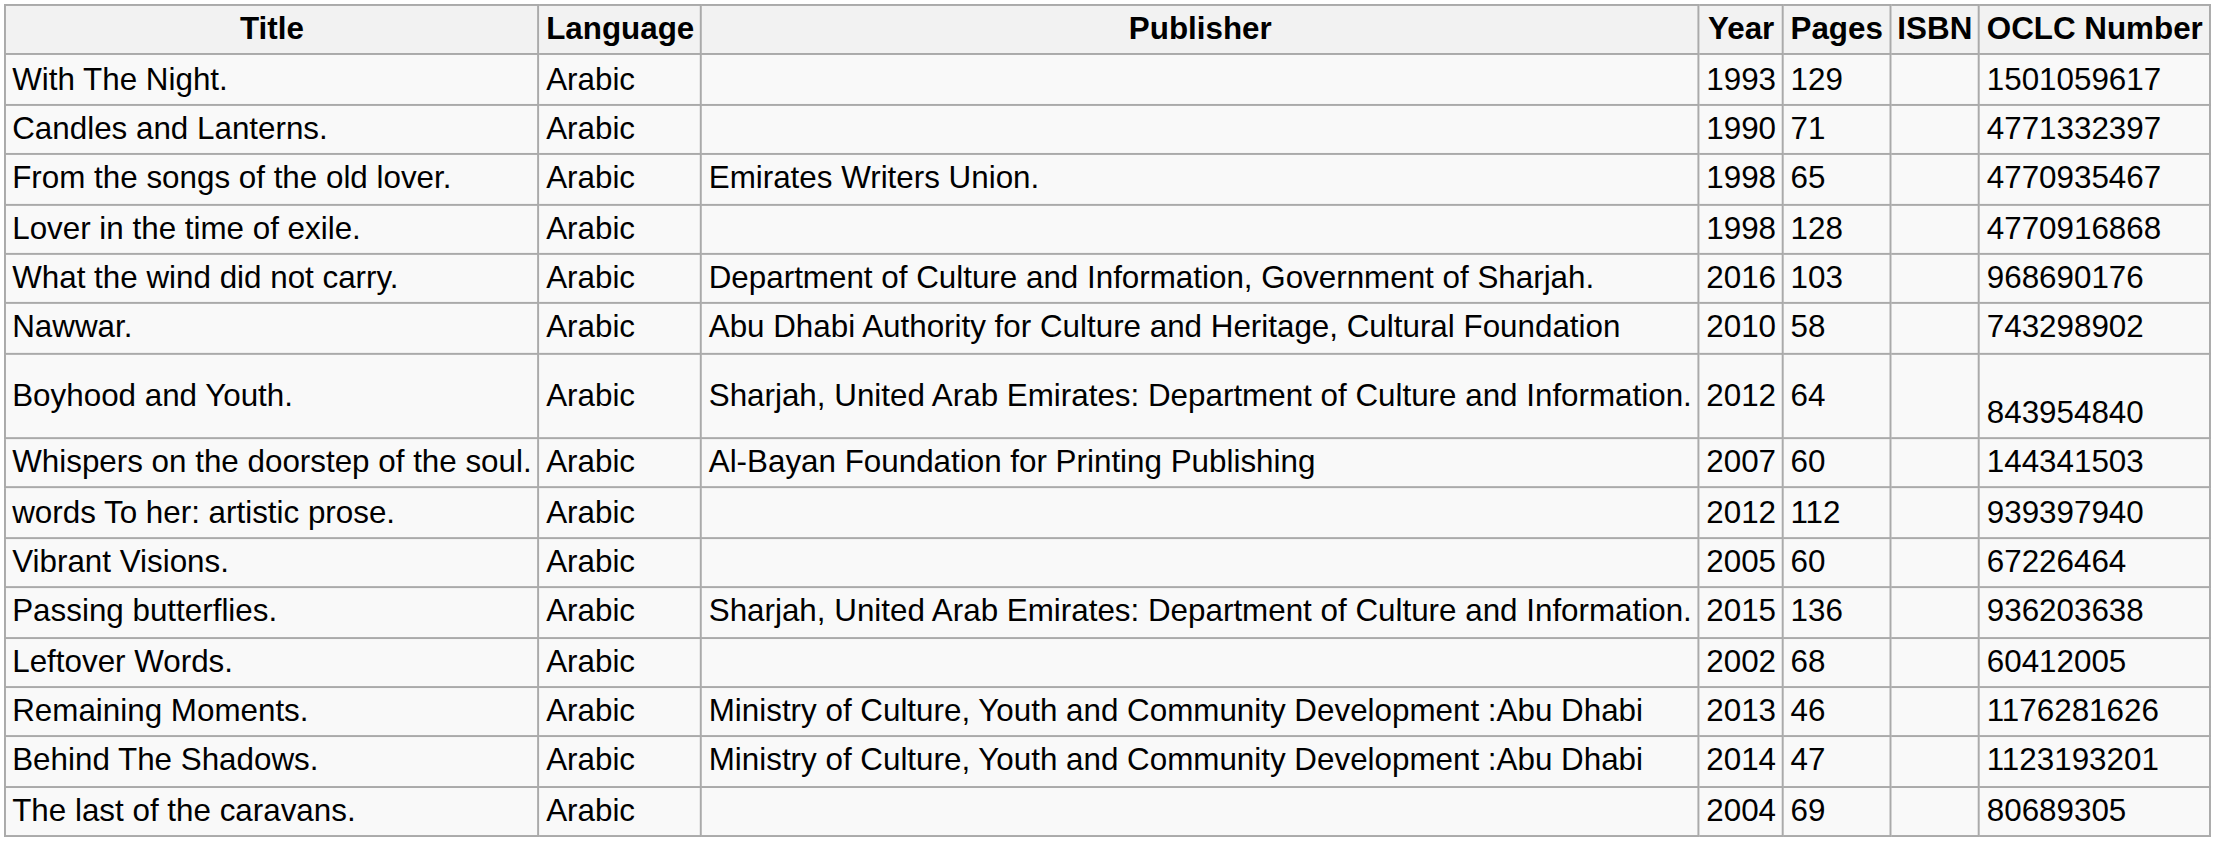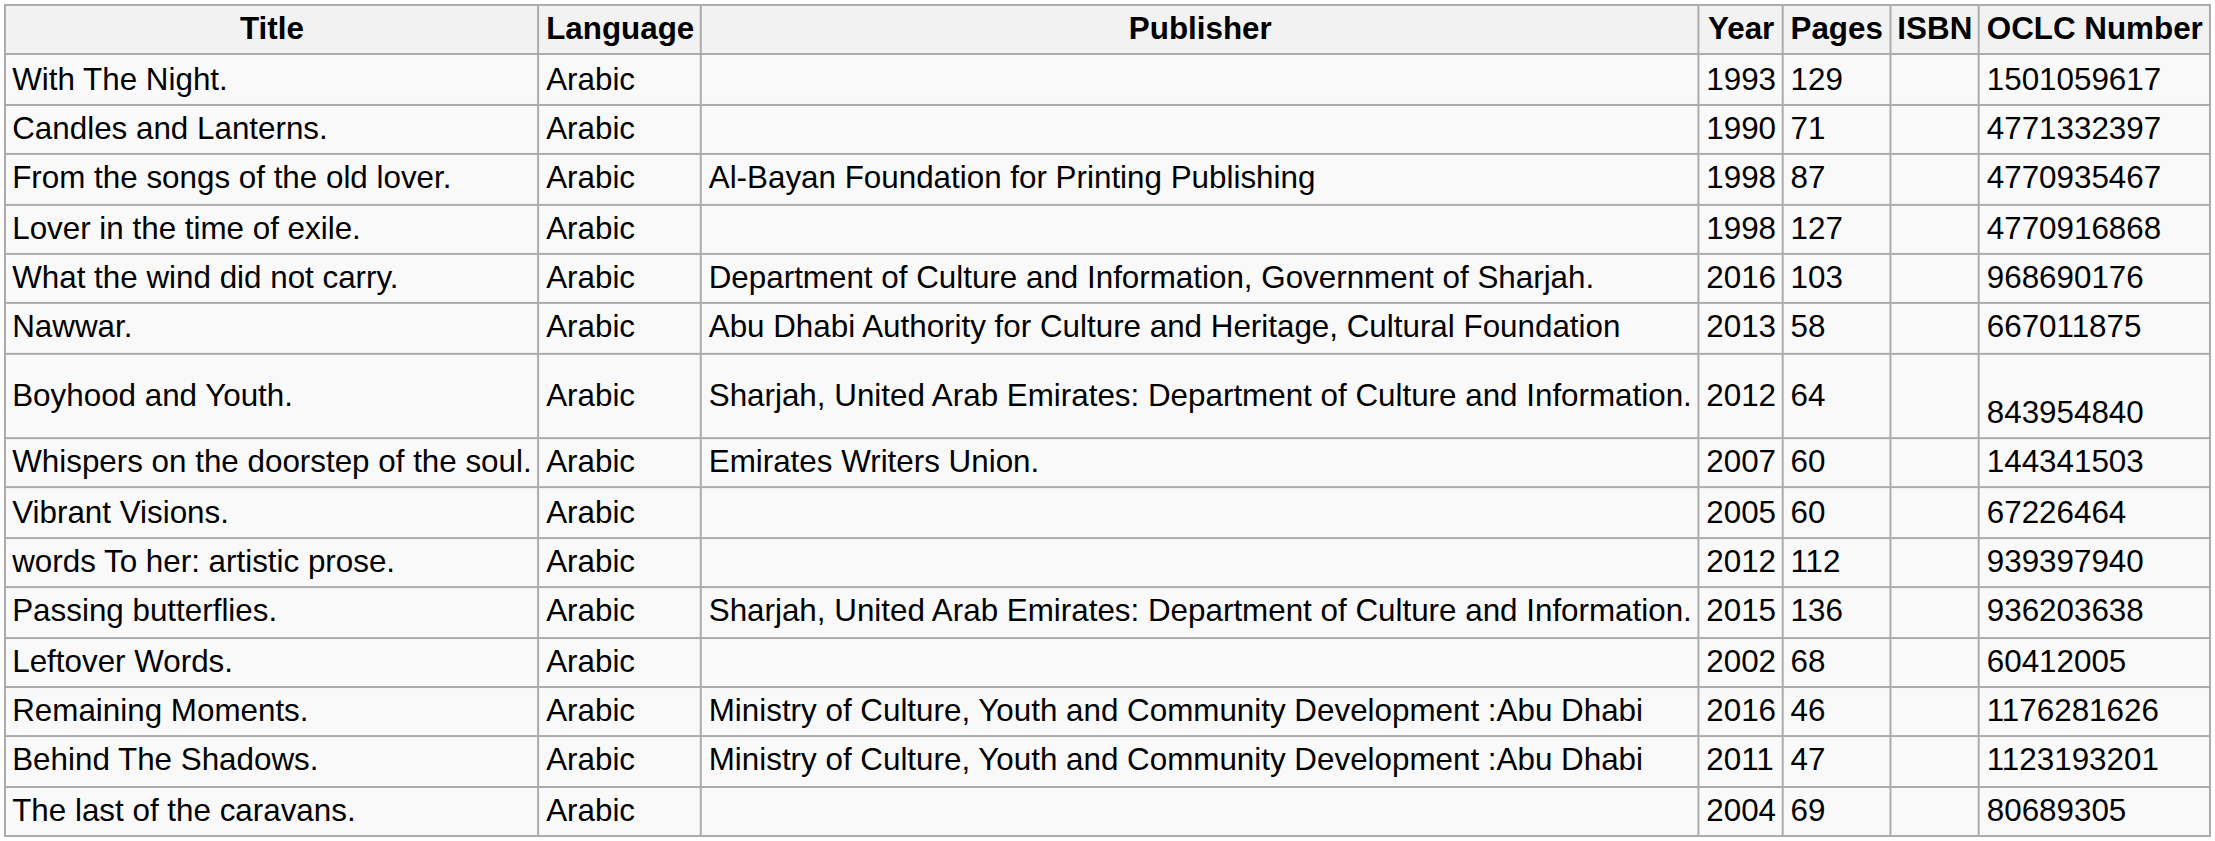(874, 178) Emirates Writers Union. -> (1012, 178) Al-Bayan Foundation for Printing Publishing
(1808, 178) 65 -> (1808, 178) 87
(1817, 228) 128 -> (1817, 228) 127
(1741, 327) 2010 -> (1741, 327) 2013
(2065, 327) 743298902 -> (2064, 327) 667011875
(1012, 462) Al-Bayan Foundation for Printing Publishing -> (874, 462) Emirates Writers Union.
rows swapped: (204, 512) <-> (121, 561)
(1741, 711) 2013 -> (1741, 711) 2016
(1741, 760) 2014 -> (1740, 760) 2011
